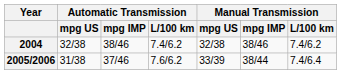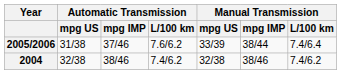rows swapped: (31, 45) <-> (31, 61)
